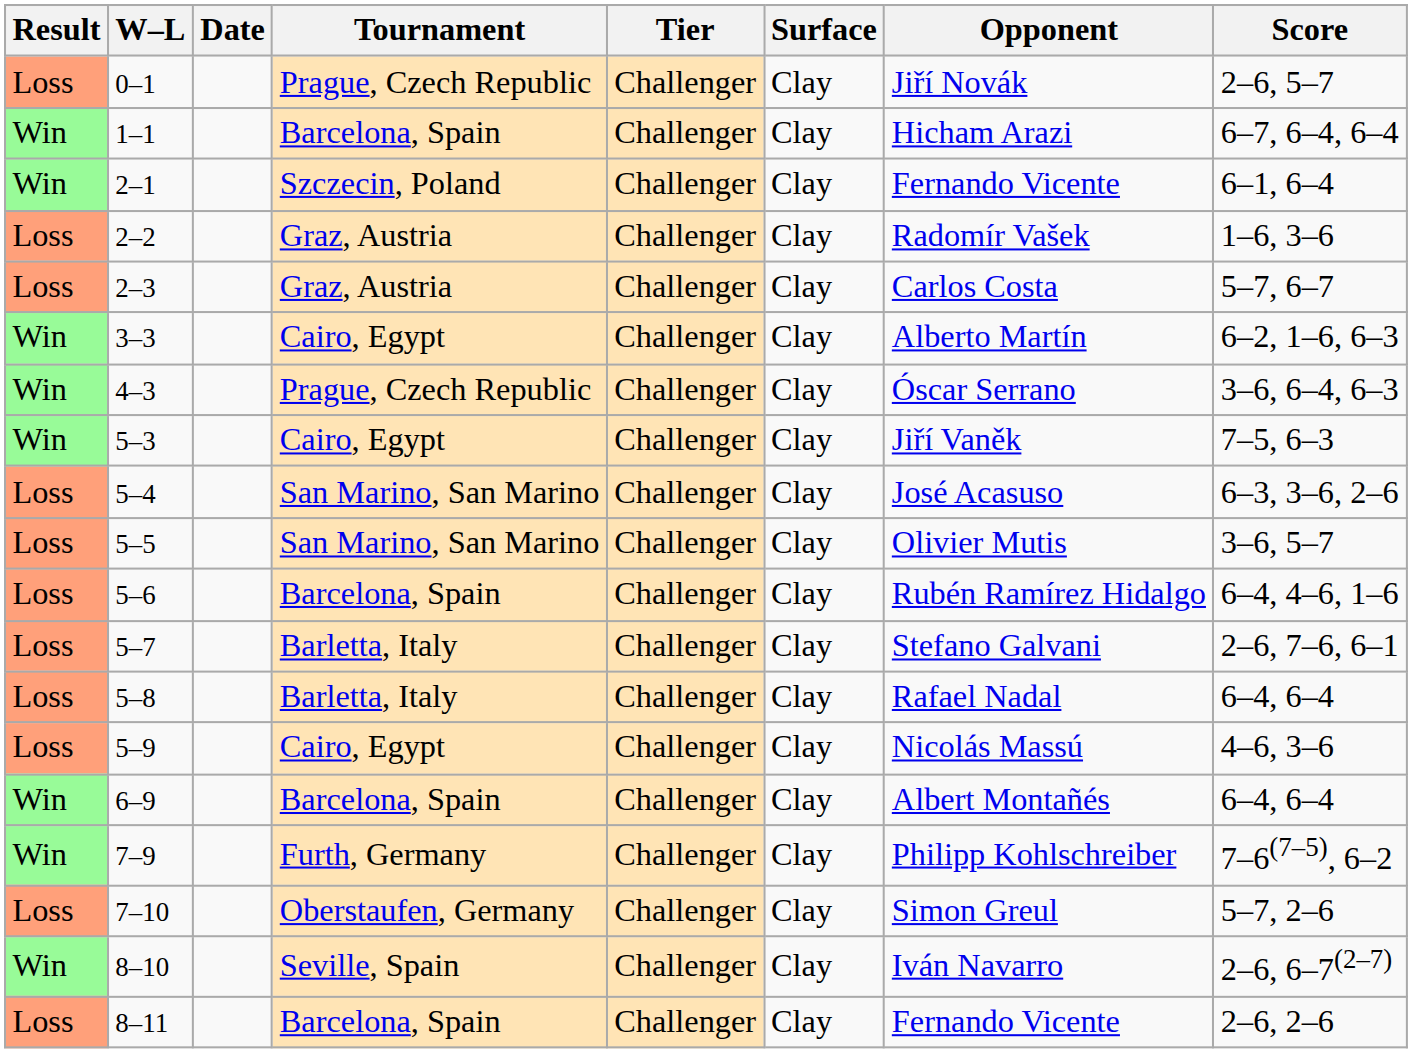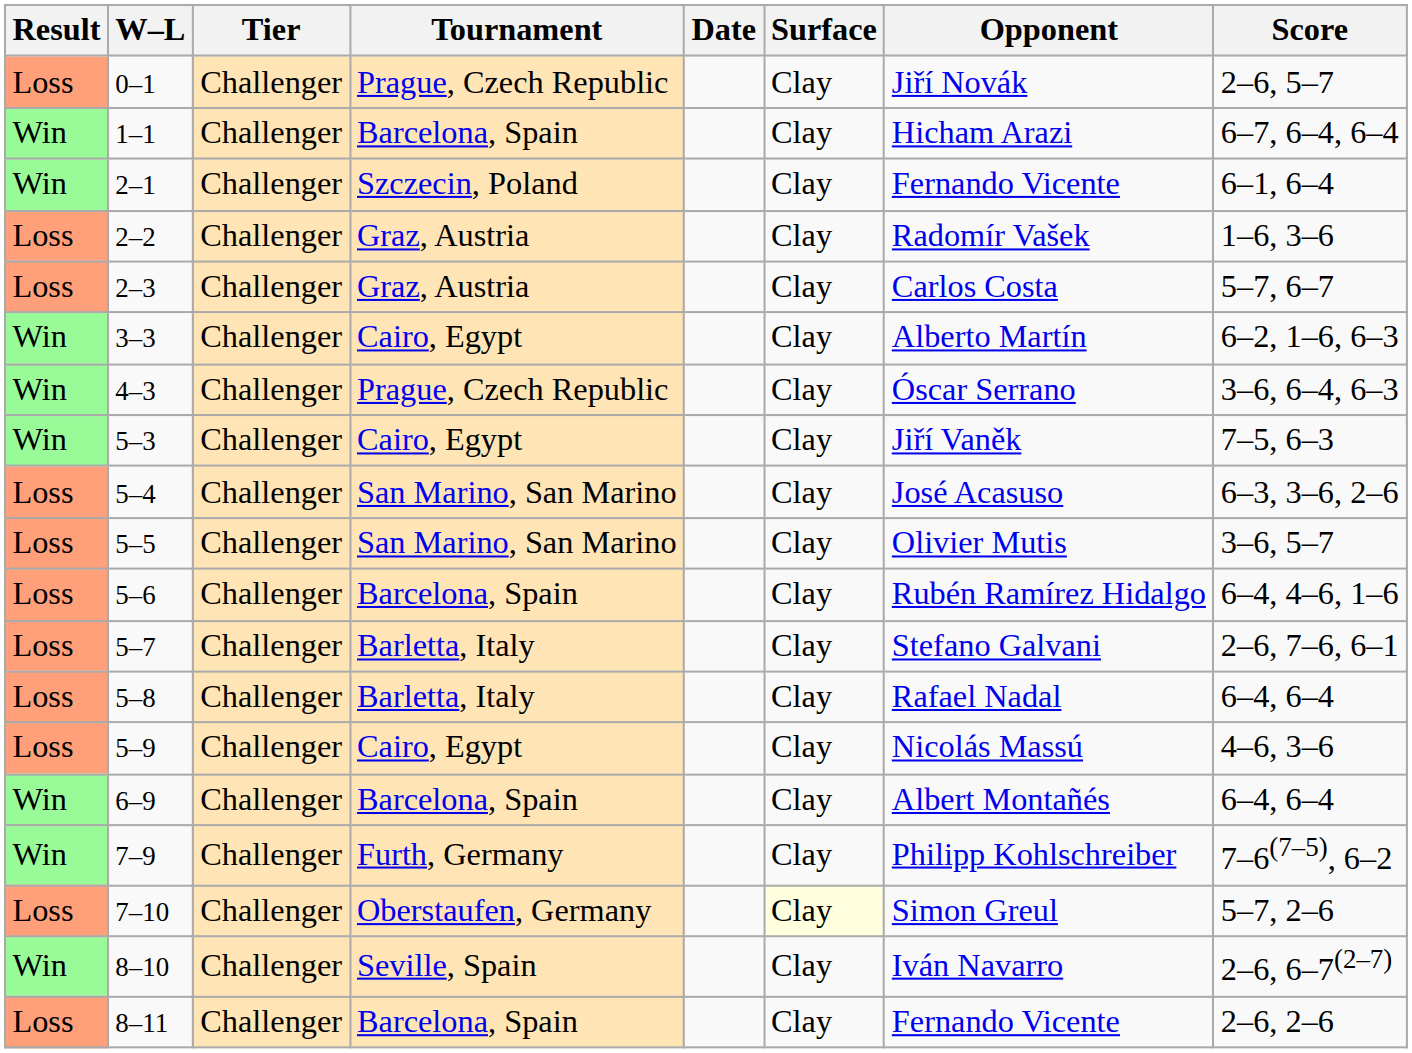columns swapped: (233, 30) <-> (685, 30)
(802, 910) no background -> (802, 910) lightyellow background
